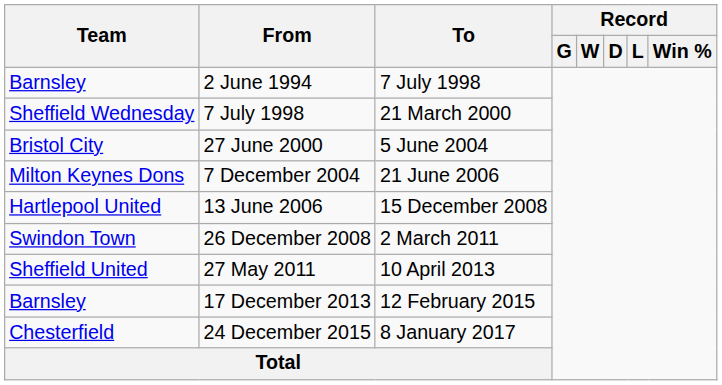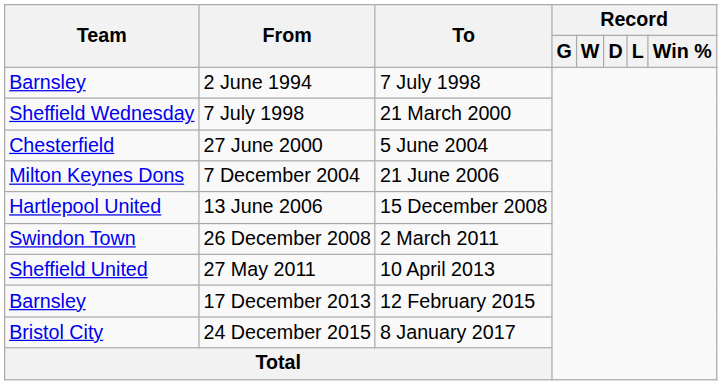(56, 144) Bristol City -> (62, 144) Chesterfield
(62, 332) Chesterfield -> (56, 332) Bristol City
